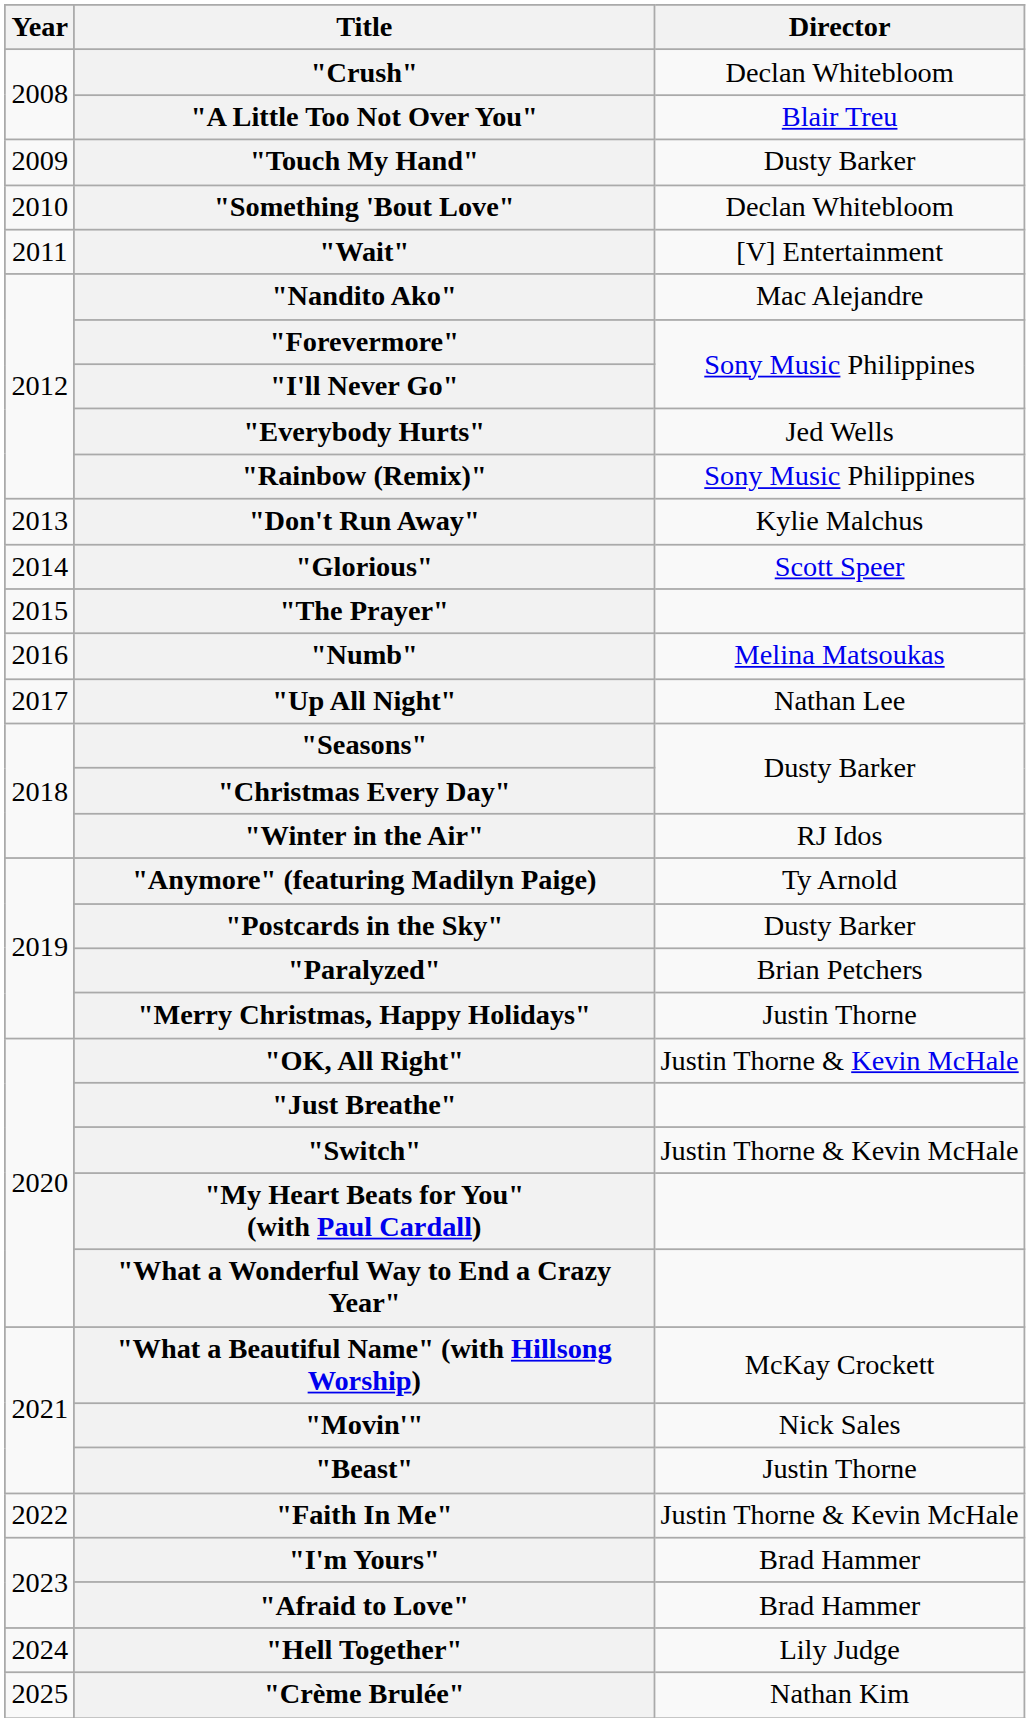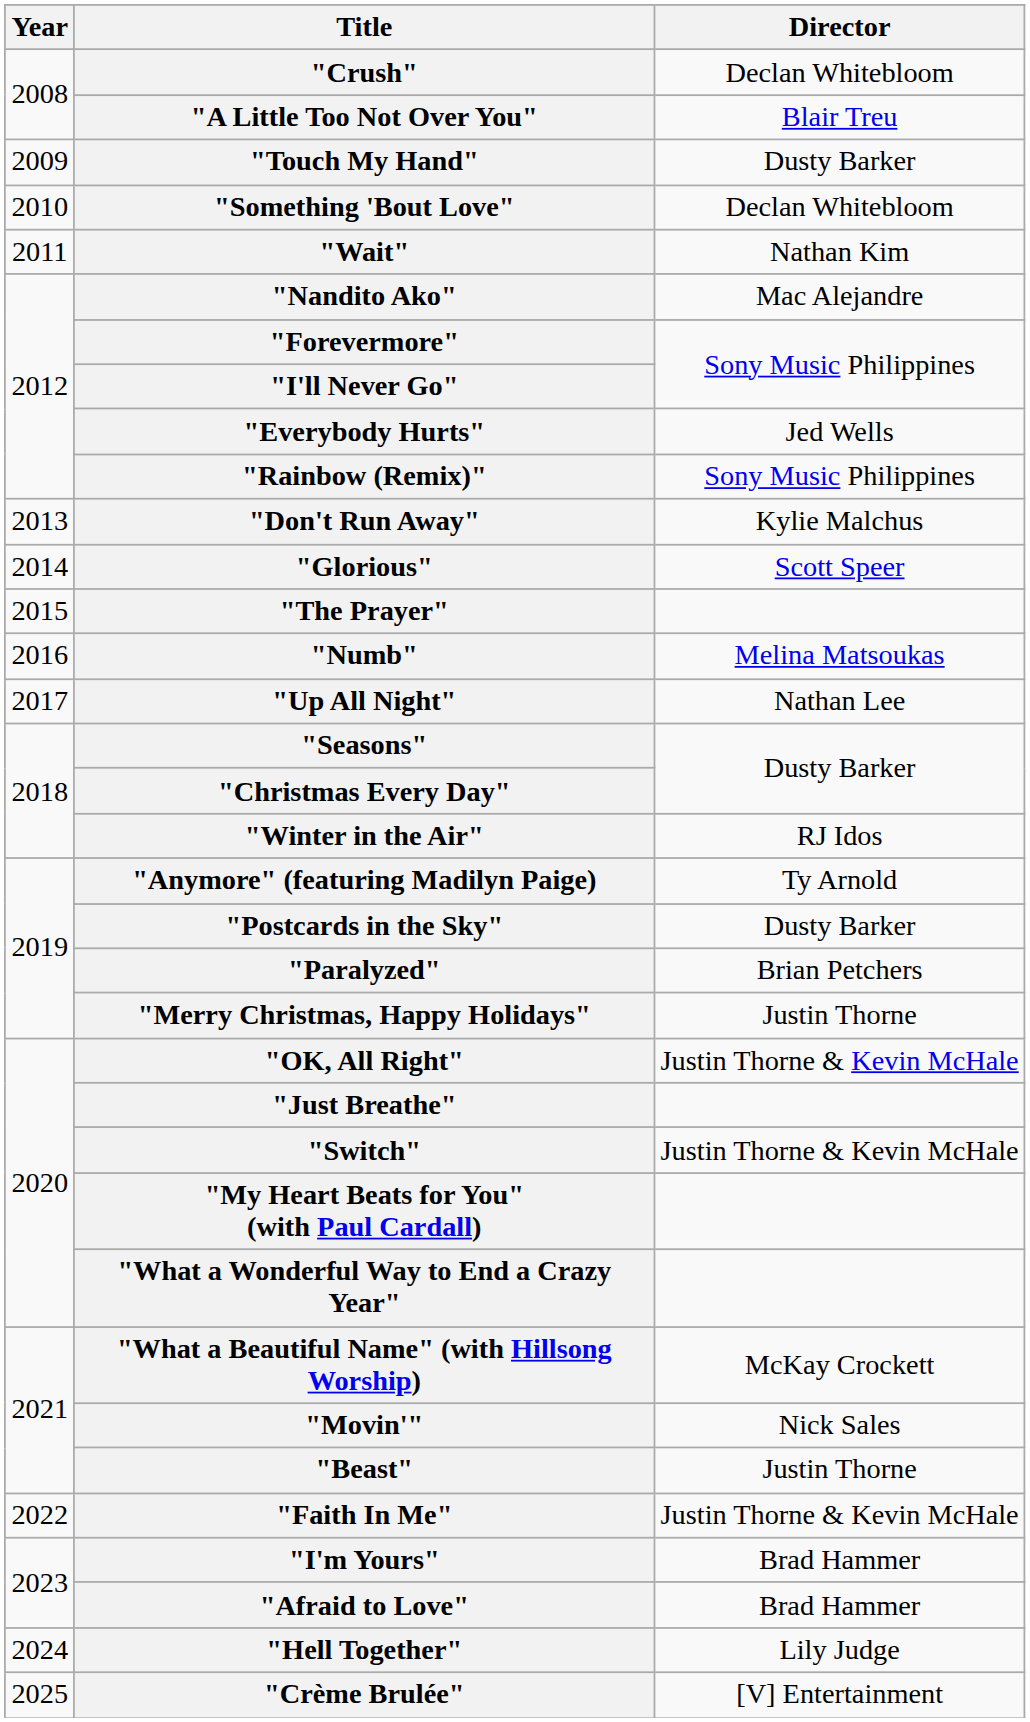(840, 251) [V] Entertainment -> (840, 251) Nathan Kim
(840, 1694) Nathan Kim -> (840, 1694) [V] Entertainment
